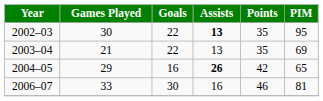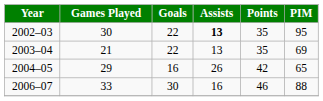(217, 68) bold -> (217, 68) normal
(301, 86) 81 -> (301, 86) 88
